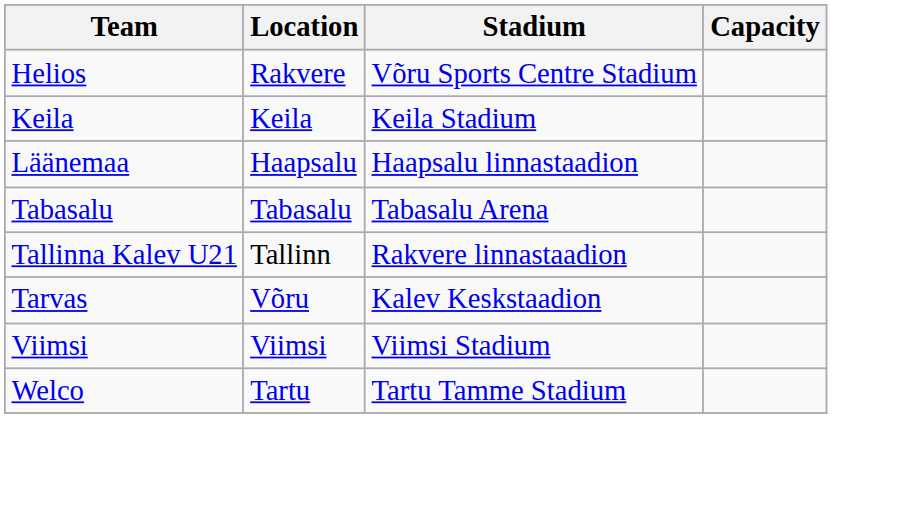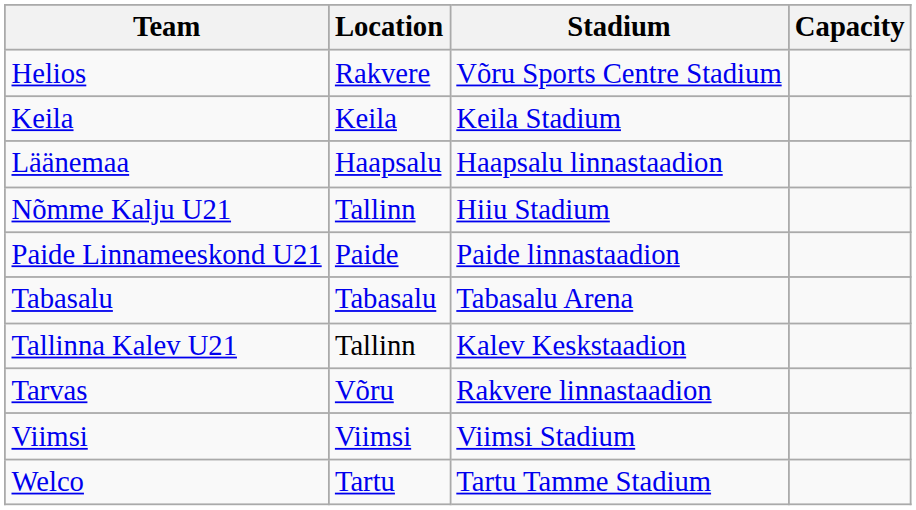+ row: (121, 208)
+ row: (167, 254)
(499, 254) Rakvere linnastaadion -> (571, 345) Kalev Keskstaadion
(486, 299) Kalev Keskstaadion -> (584, 390) Rakvere linnastaadion
